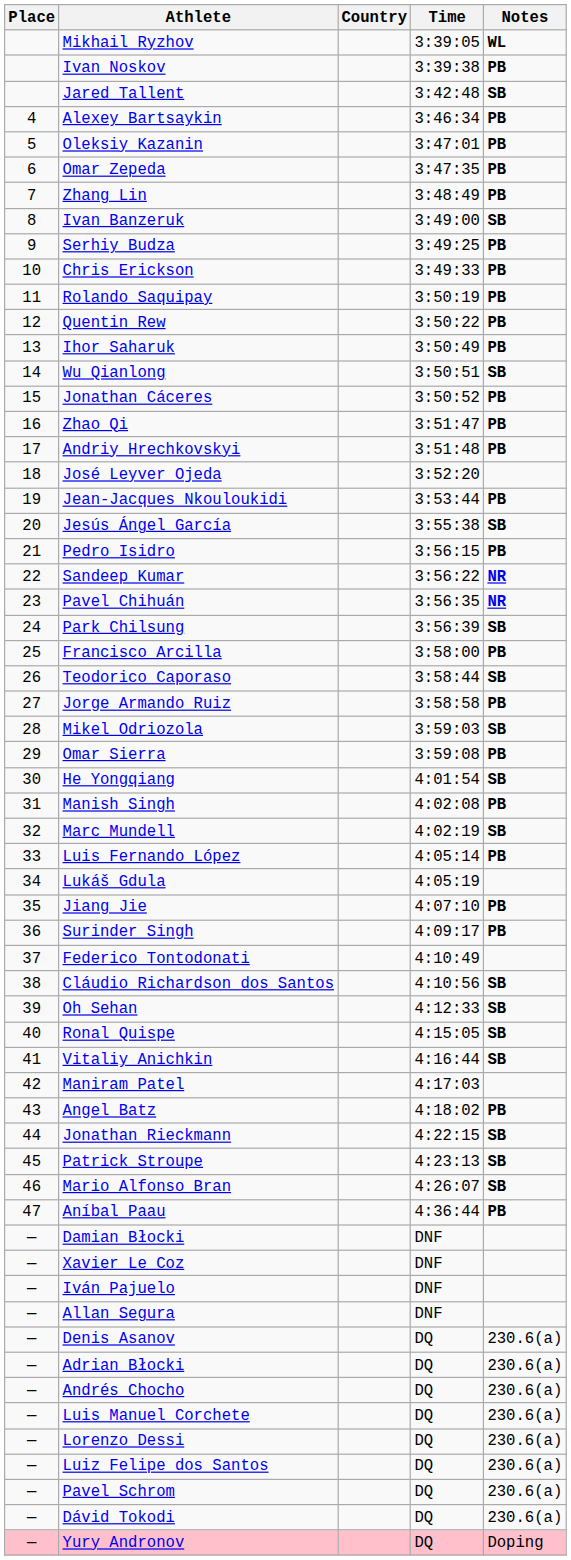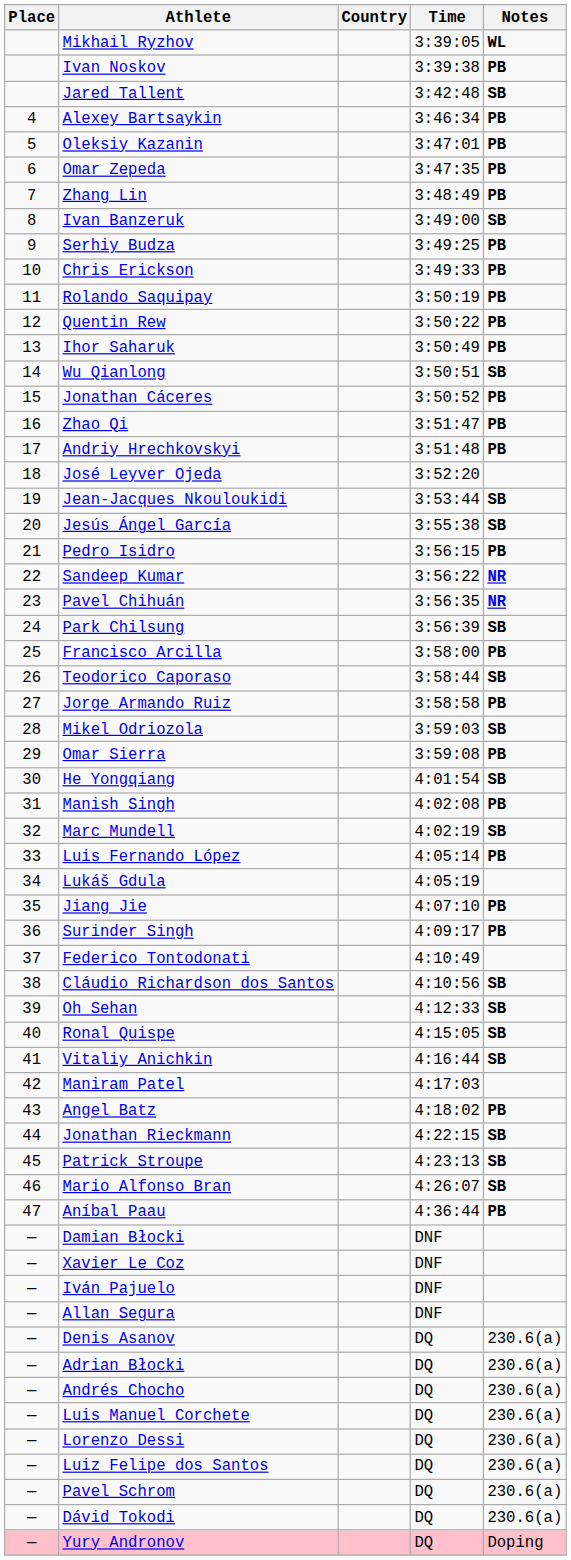(497, 500) PB -> (497, 500) SB
